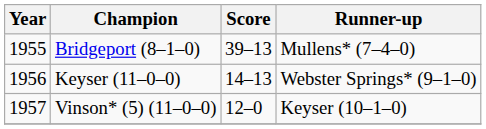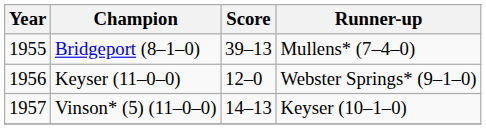(248, 78) 14–13 -> (244, 78) 12–0
(244, 108) 12–0 -> (248, 108) 14–13
